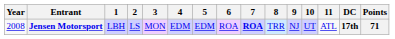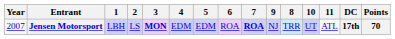columns swapped: (276, 11) <-> (294, 11)
(16, 26) 2008 -> (16, 26) 2007
(155, 26) normal -> (156, 26) bold
(375, 26) 71 -> (376, 26) 70
